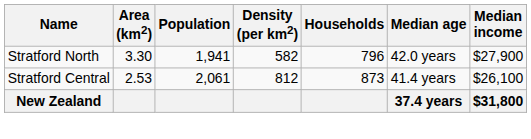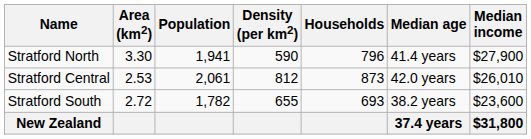(287, 57) 582 -> (287, 57) 590
(423, 57) 42.0 years -> (423, 57) 41.4 years
(423, 79) 41.4 years -> (423, 79) 42.0 years
(498, 79) $26,100 -> (498, 79) $26,010
+ row: (54, 101)
